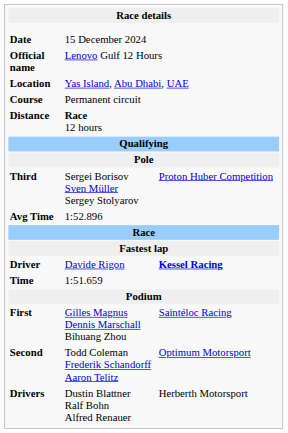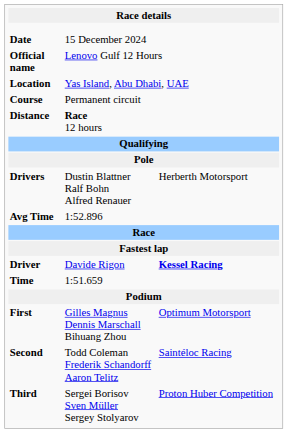rows swapped: (27, 393) <-> (23, 176)
(195, 313) Saintéloc Racing -> (205, 313) Optimum Motorsport
(205, 353) Optimum Motorsport -> (195, 353) Saintéloc Racing
